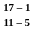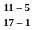rows swapped: (17, 22) <-> (17, 8)
